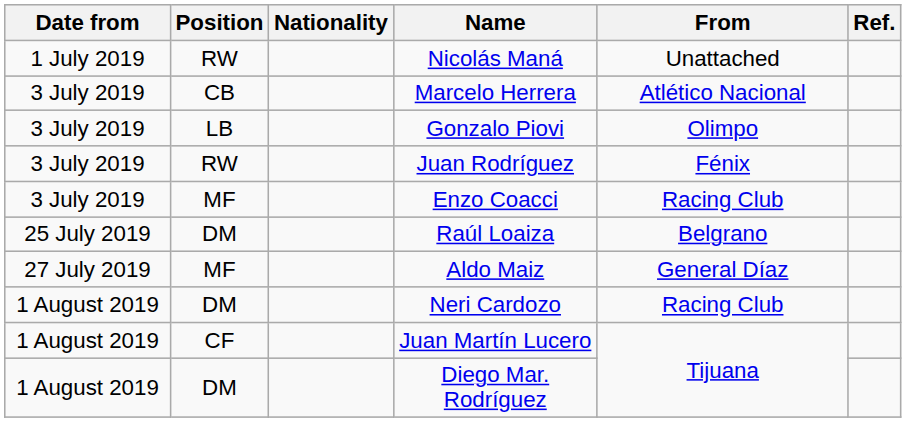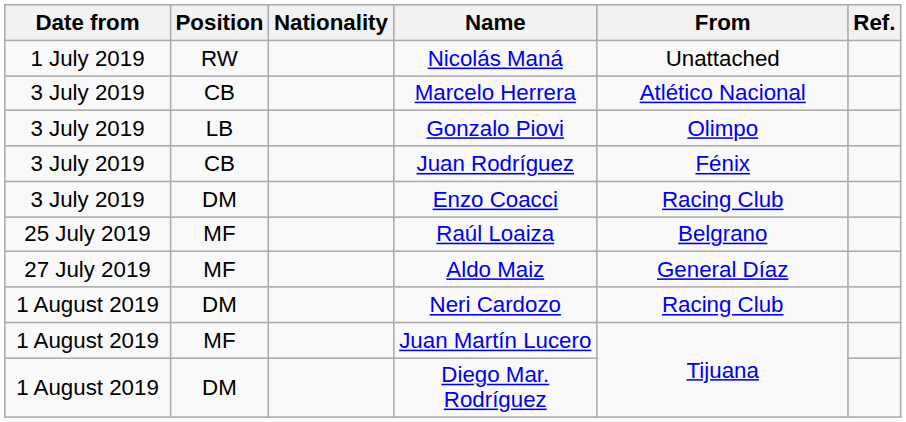(219, 164) RW -> (219, 164) CB
(219, 199) MF -> (219, 199) DM
(219, 234) DM -> (219, 234) MF
(219, 340) CF -> (219, 340) MF
